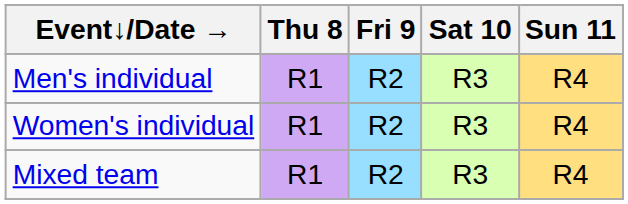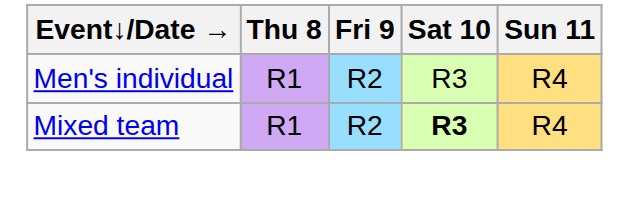- row: (133, 126)
(470, 175) normal -> (449, 126) bold
